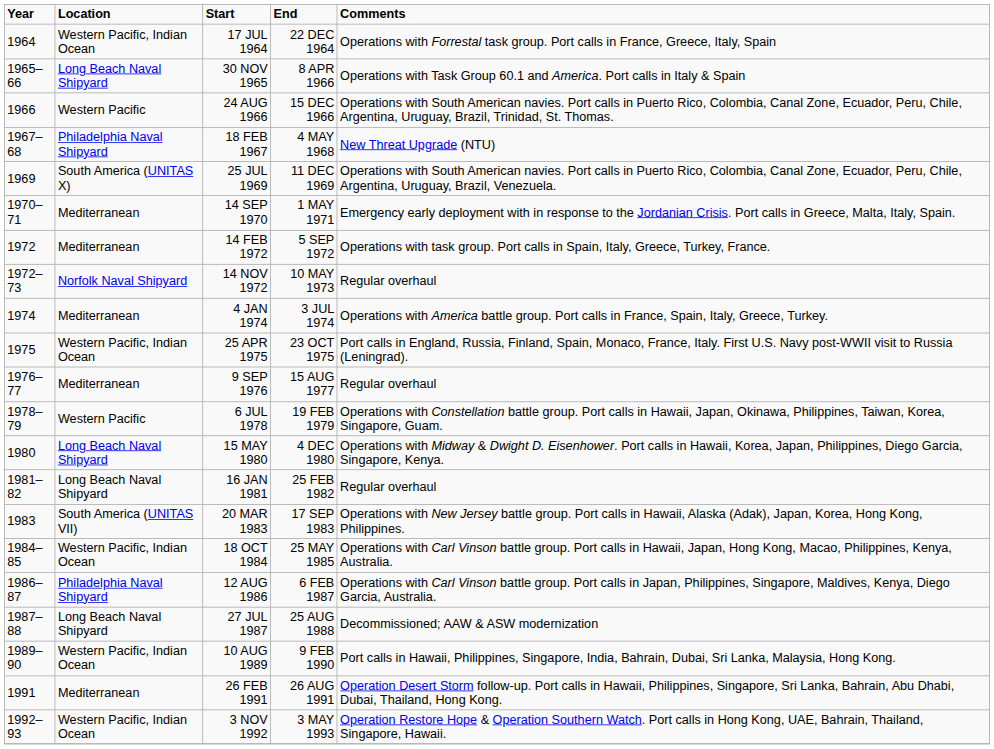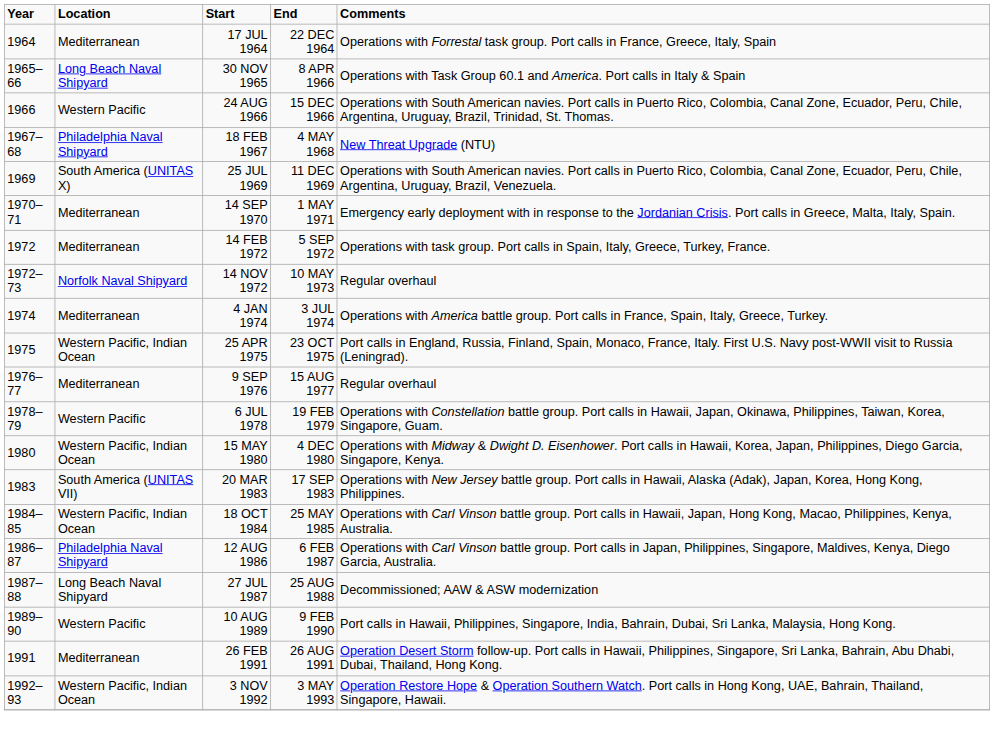(122, 41) Western Pacific, Indian Ocean -> (99, 41) Mediterranean
(110, 452) Long Beach Naval Shipyard -> (122, 452) Western Pacific, Indian Ocean
- row: (247, 487)
(122, 658) Western Pacific, Indian Ocean -> (102, 624) Western Pacific
